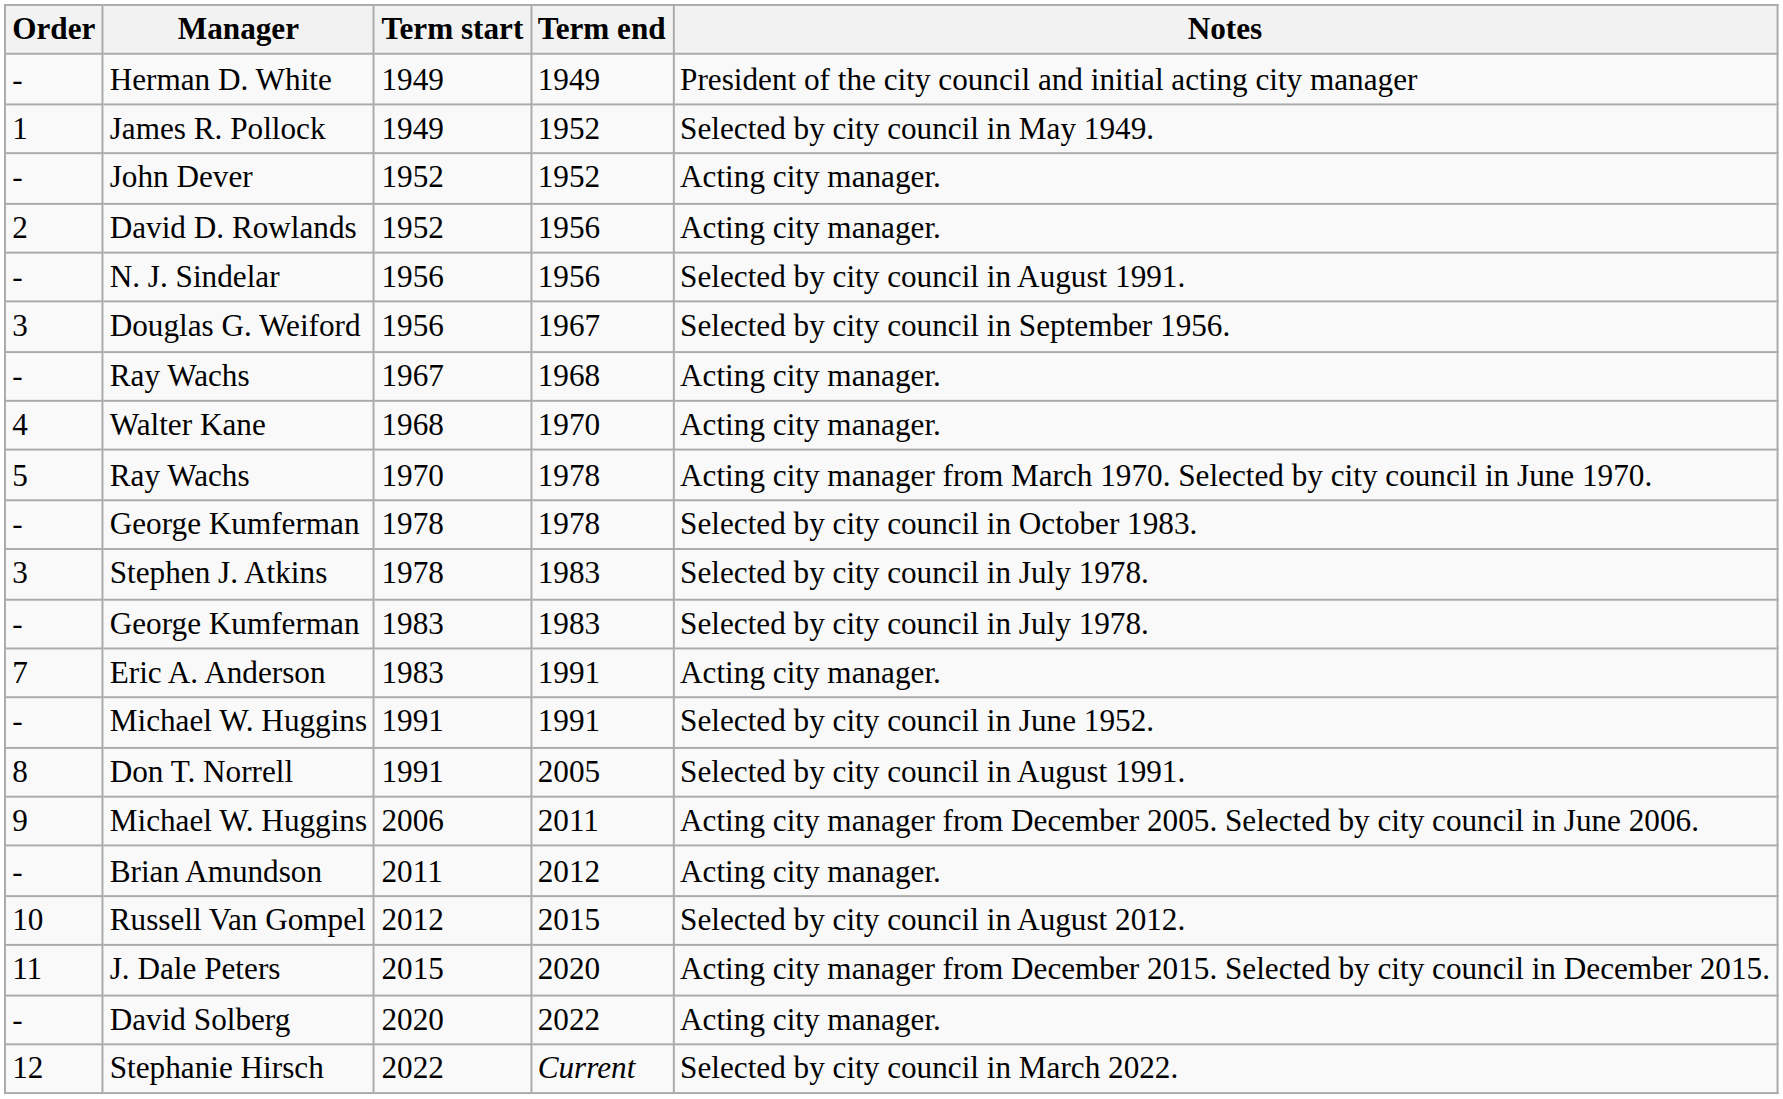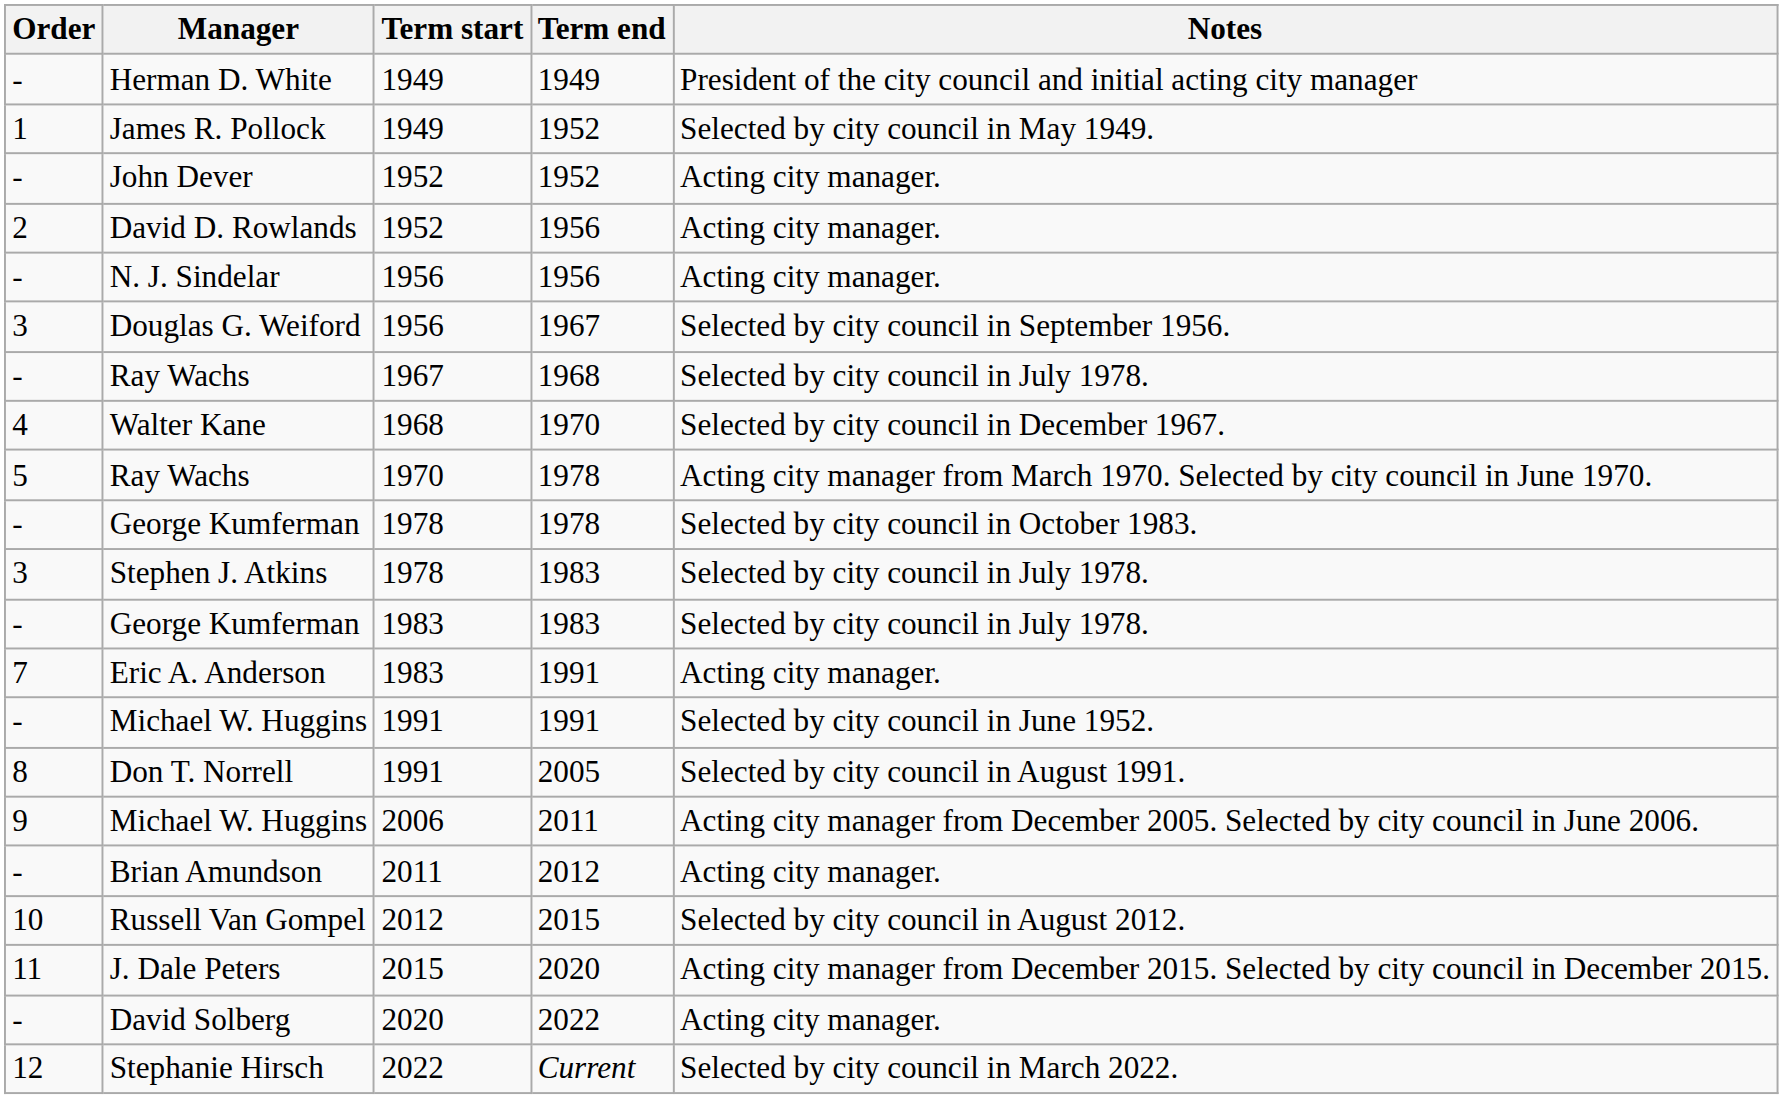(933, 276) Selected by city council in August 1991. -> (810, 276) Acting city manager.
(810, 375) Acting city manager. -> (914, 375) Selected by city council in July 1978.
(810, 425) Acting city manager. -> (953, 425) Selected by city council in December 1967.
